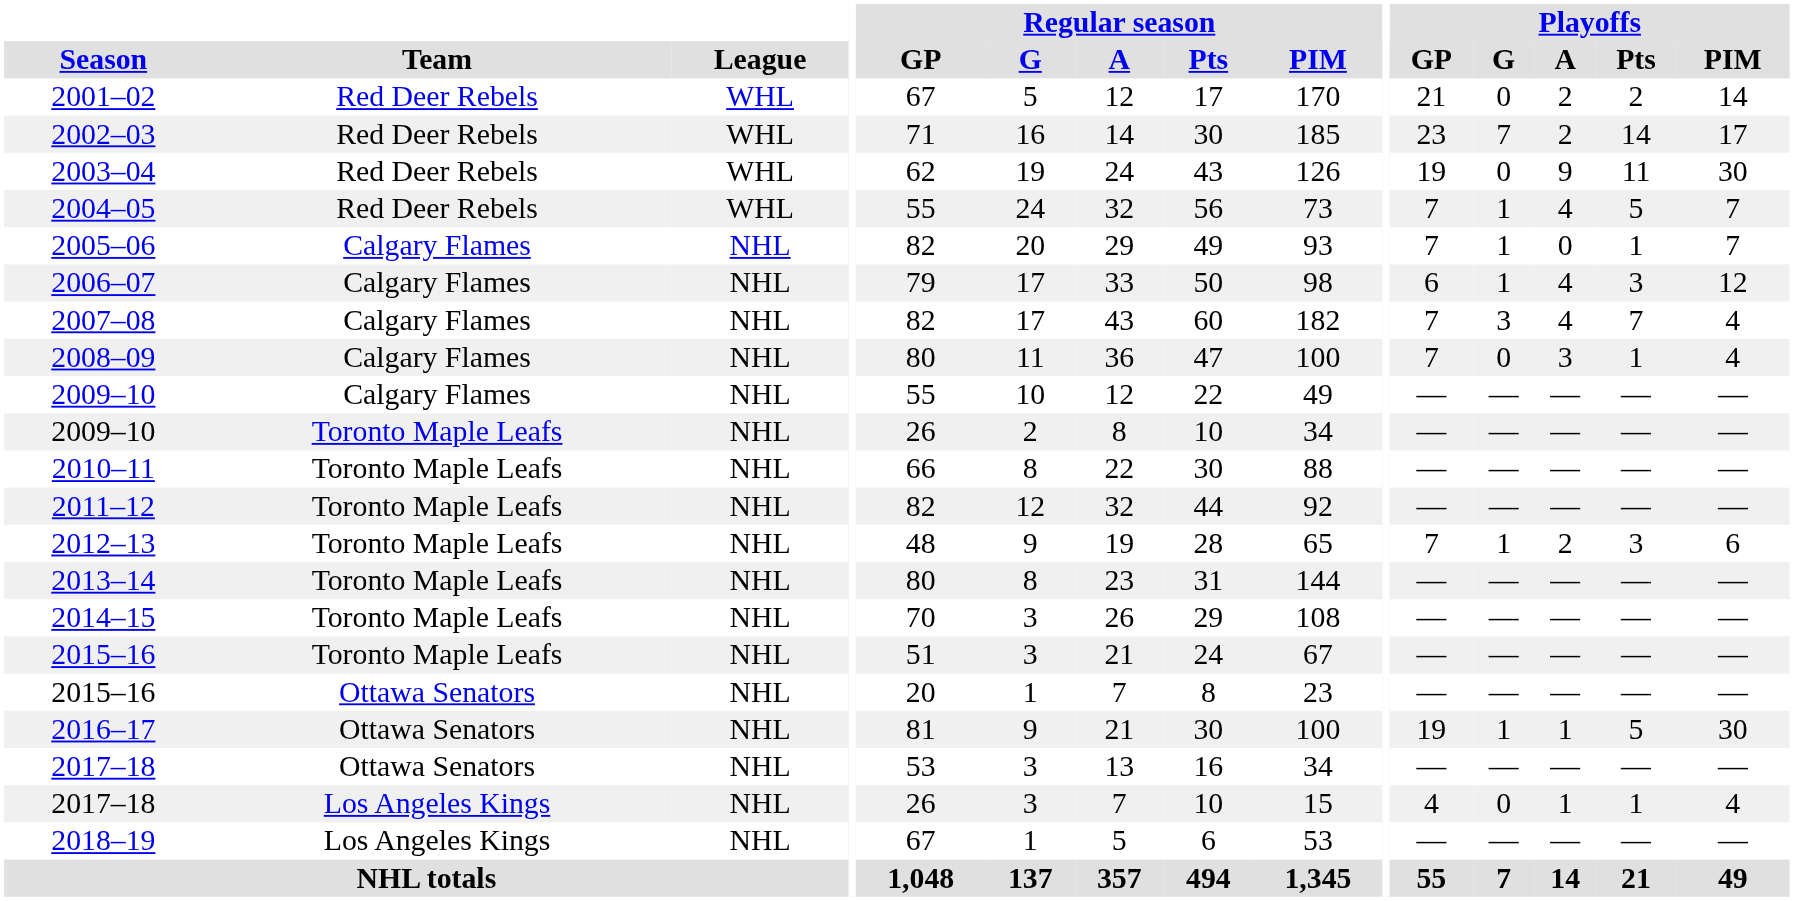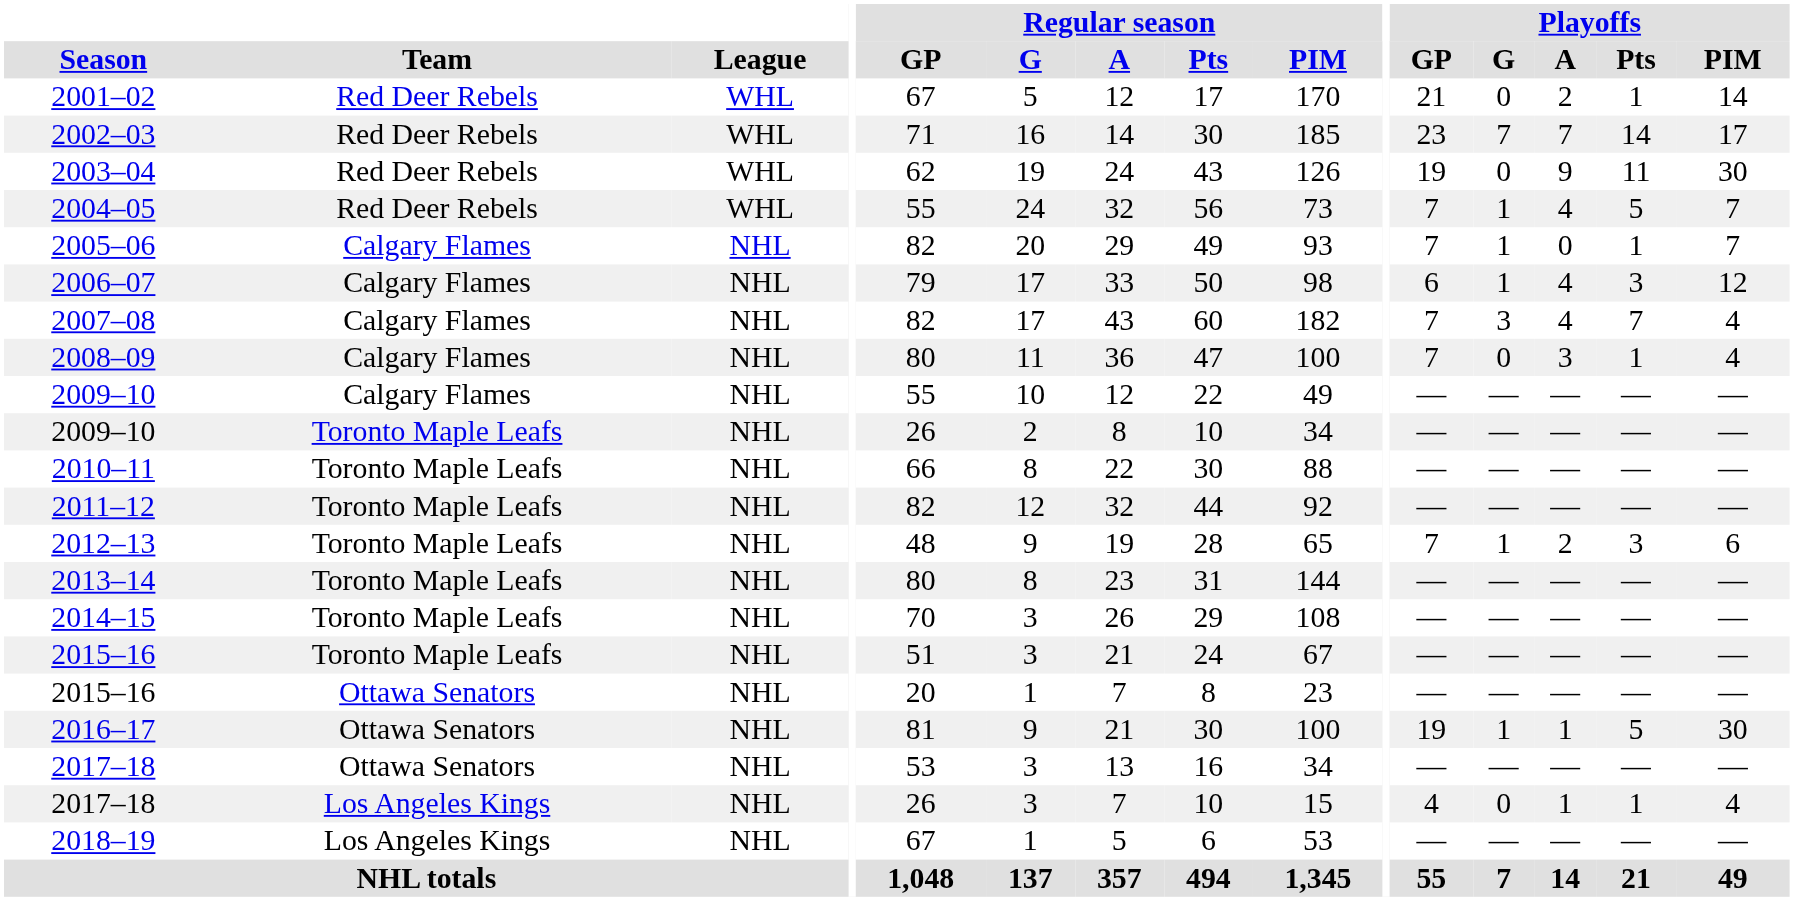(1636, 96) 2 -> (1636, 96) 1
(1565, 133) 2 -> (1565, 133) 7
